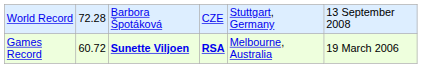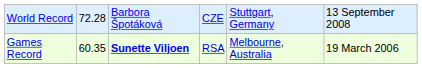(92, 48) 60.72 -> (92, 48) 60.35
(213, 48) bold -> (213, 48) normal
